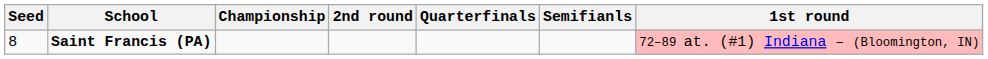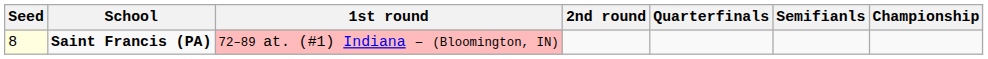columns swapped: (809, 17) <-> (272, 17)
(13, 42) no background -> (13, 42) lightyellow background
